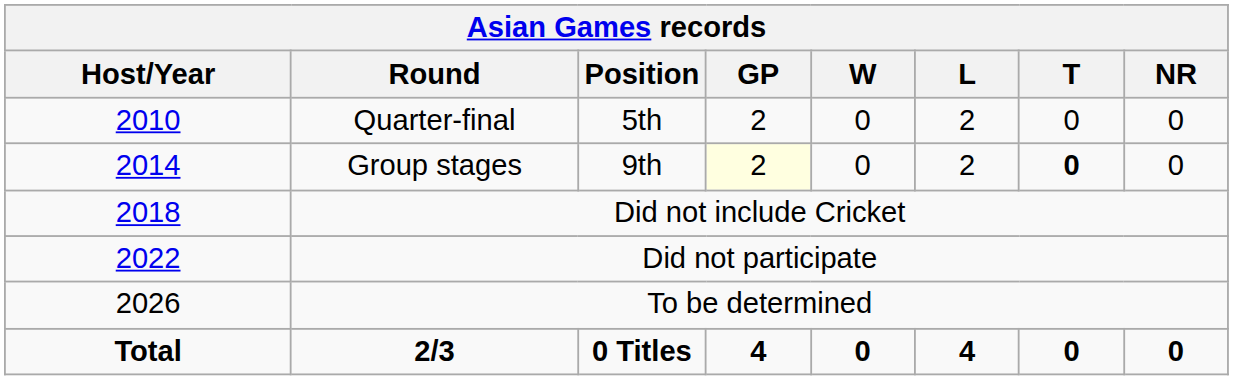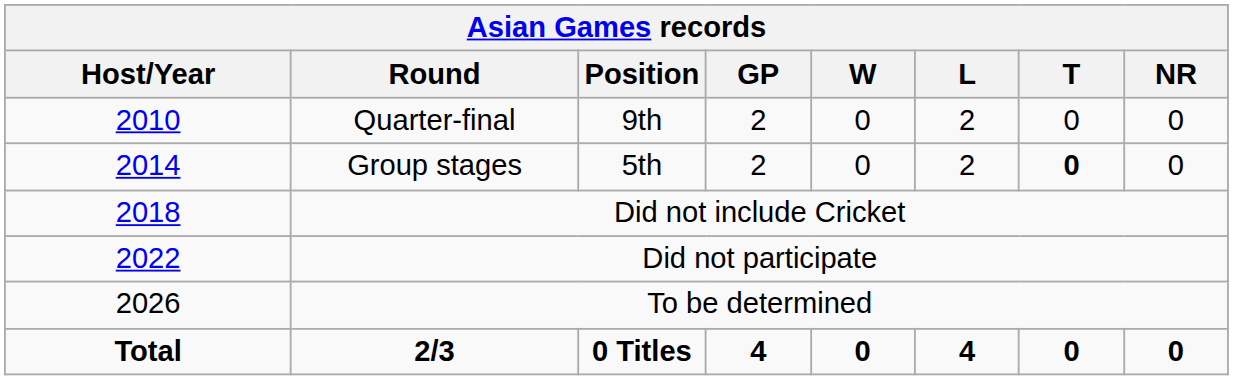(642, 119) 5th -> (642, 119) 9th
(642, 166) 9th -> (642, 166) 5th
(758, 166) lightyellow background -> (758, 166) no background
